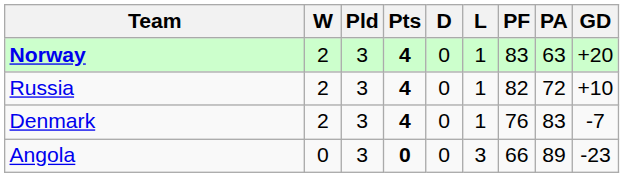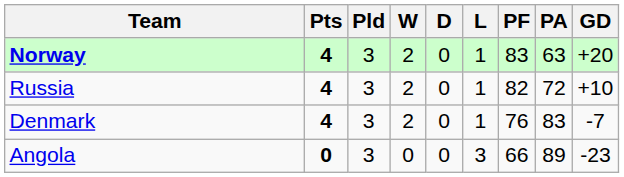columns swapped: (405, 21) <-> (323, 21)
